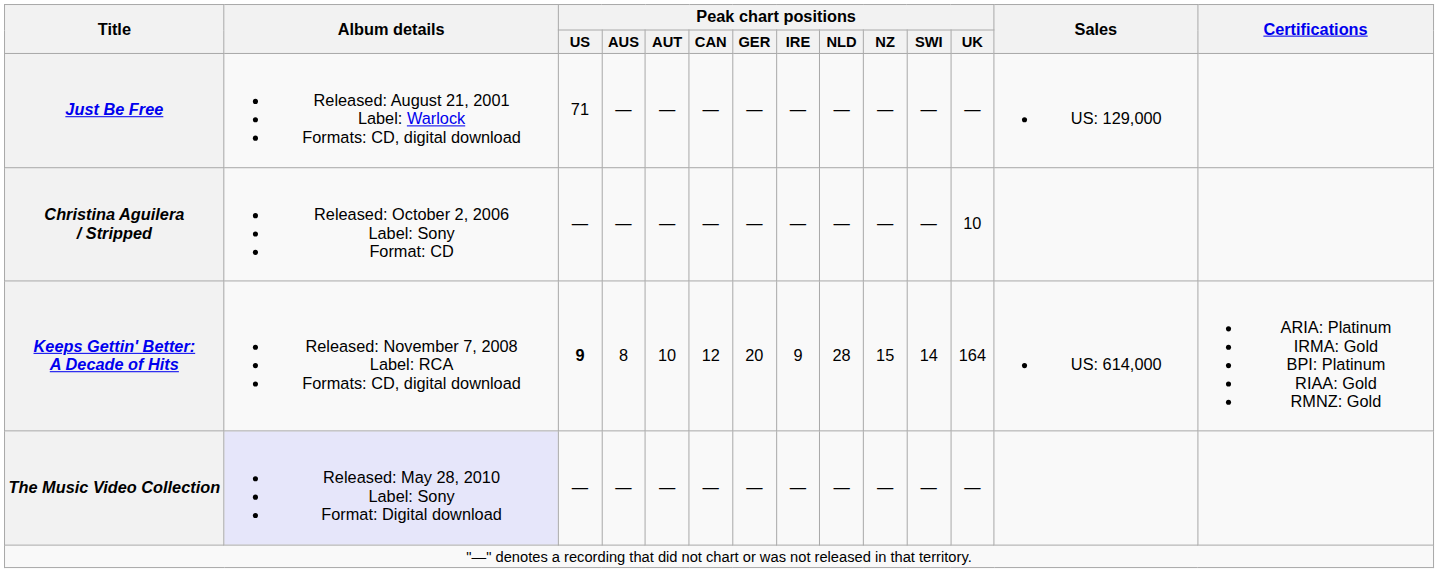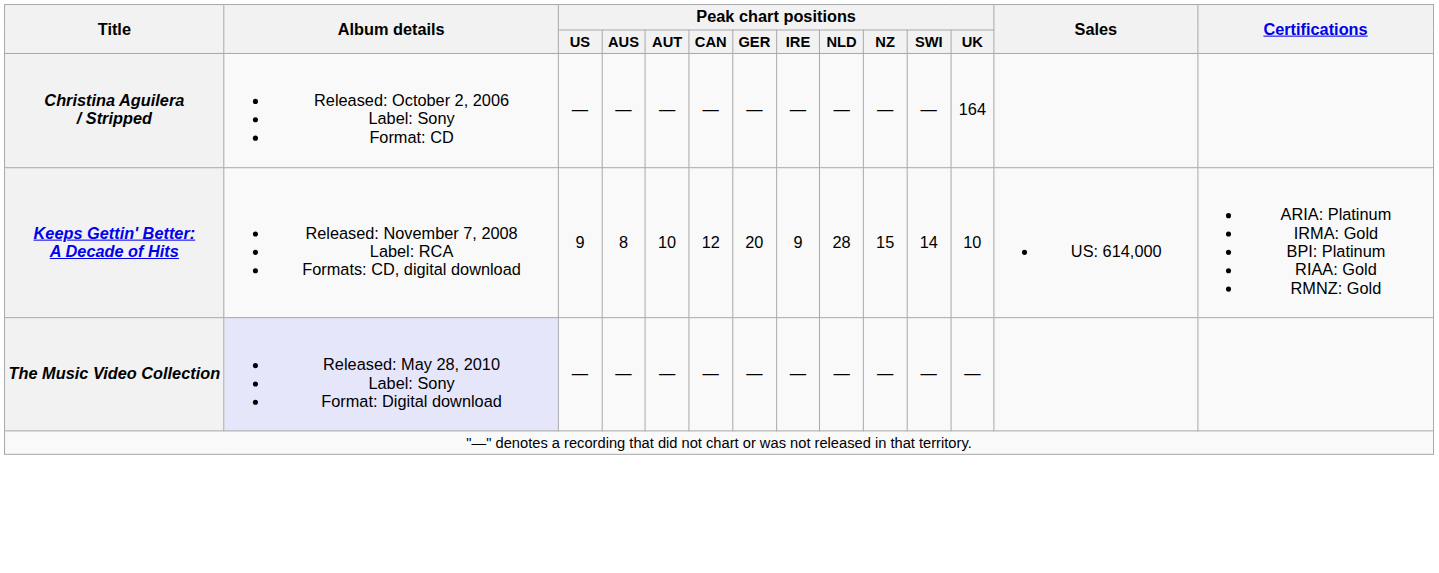- row: (114, 110)
(972, 223) 10 -> (972, 110) 164
(580, 355) bold -> (580, 242) normal
(972, 355) 164 -> (972, 242) 10
